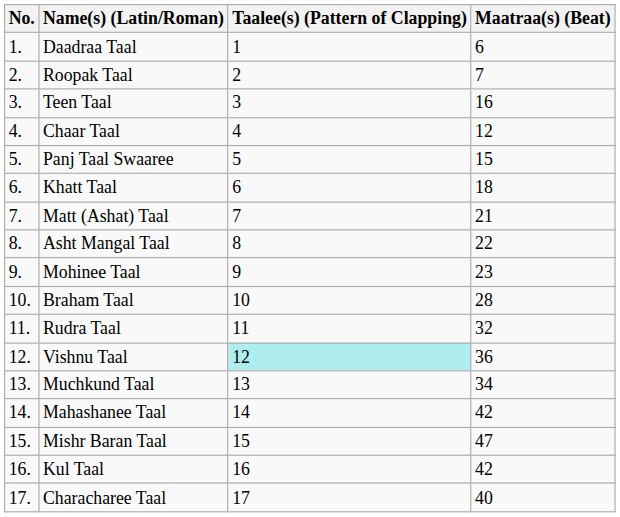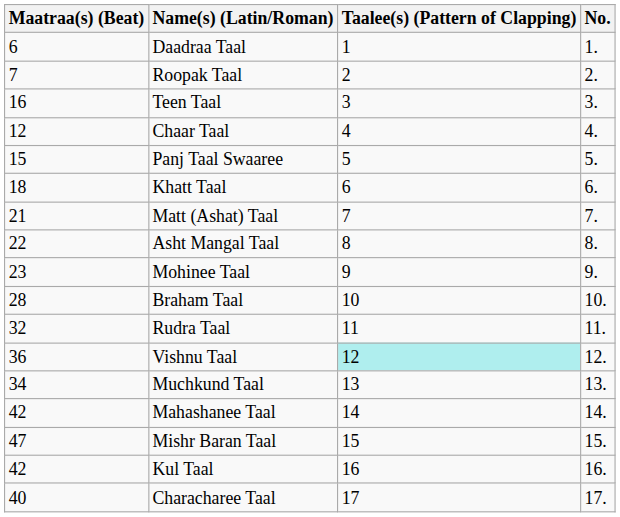columns swapped: (22, 18) <-> (543, 18)
